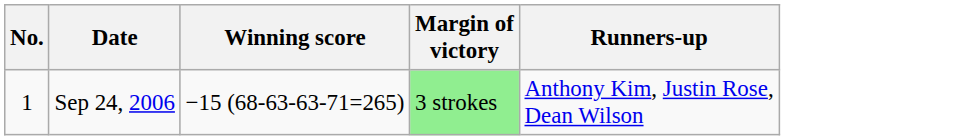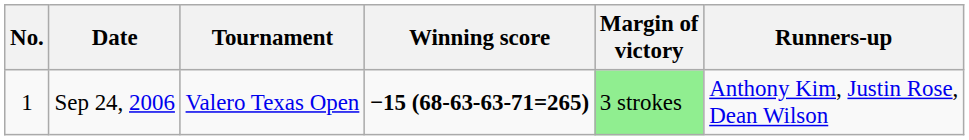+ column: (272, 37)
(295, 102) normal -> (480, 102) bold
